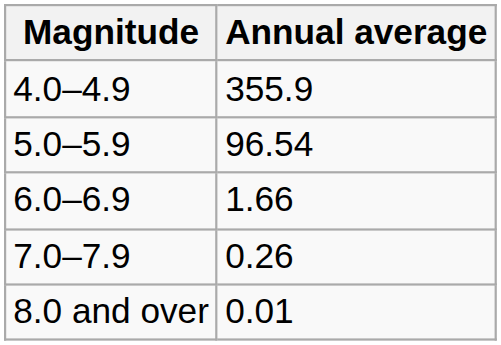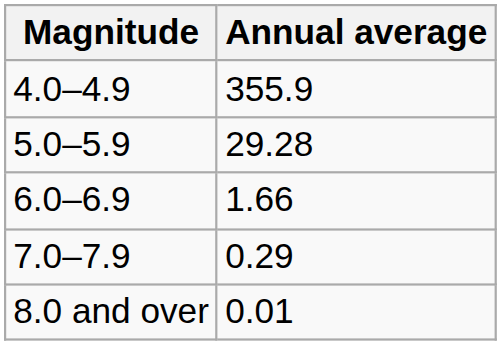(269, 144) 96.54 -> (269, 144) 29.28
(259, 255) 0.26 -> (259, 255) 0.29
